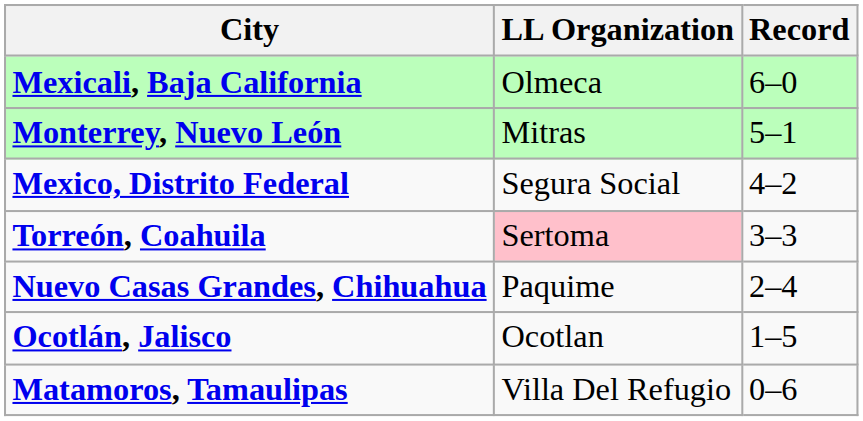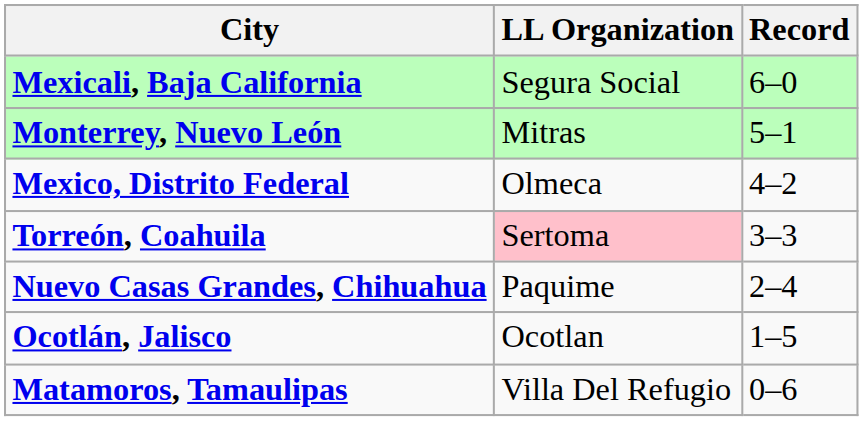(552, 81) Olmeca -> (591, 81) Segura Social
(591, 183) Segura Social -> (552, 183) Olmeca
